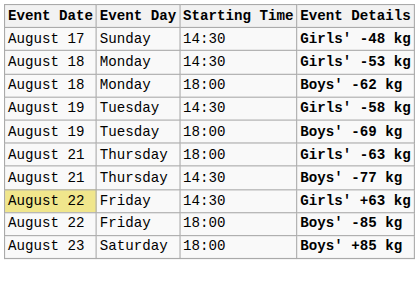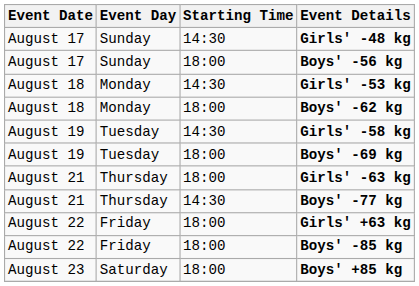+ row: (351, 62)
(46, 201) khaki background -> (46, 224) no background
(204, 201) 14:30 -> (204, 224) 18:00
